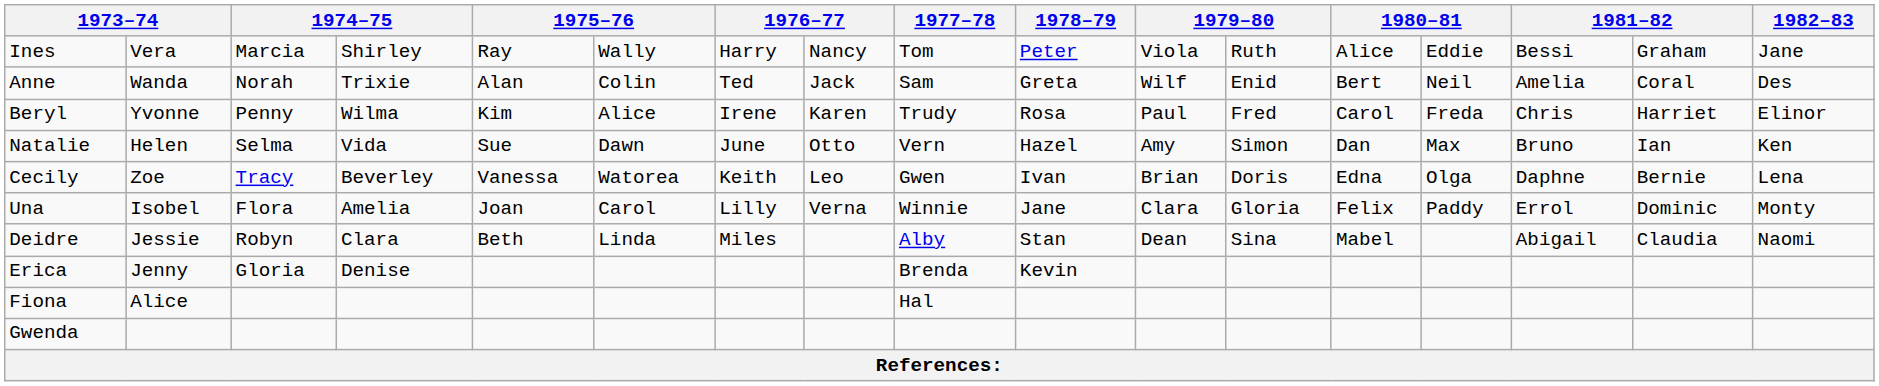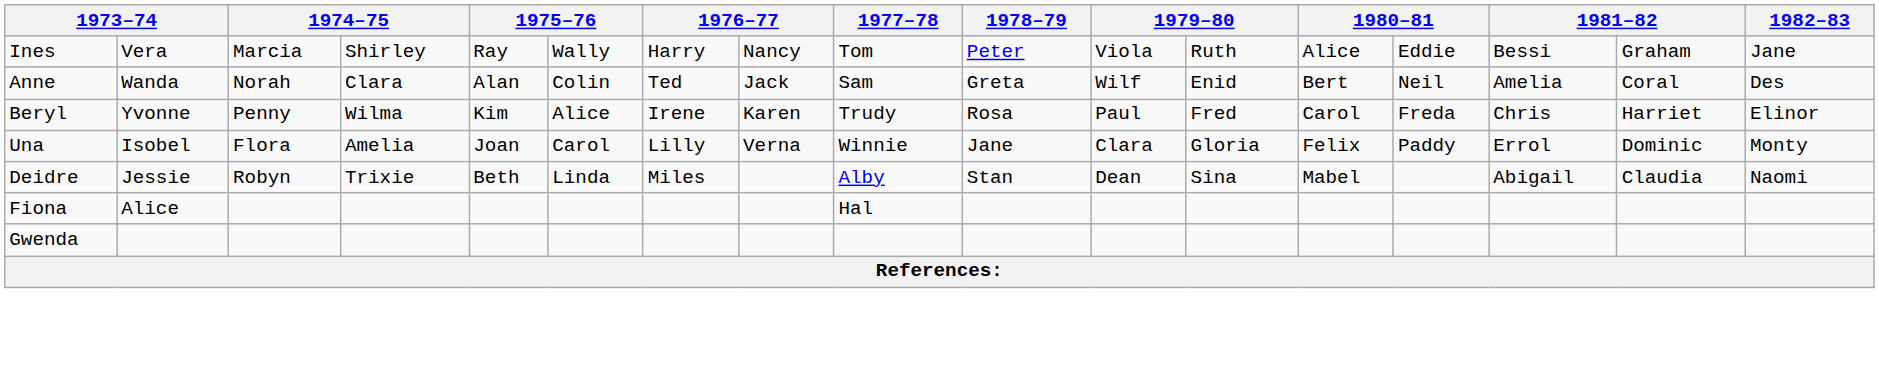(376, 83) Trixie -> (374, 83) Clara
- row: (50, 146)
- row: (44, 177)
(370, 240) Clara -> (380, 177) Trixie
- row: (38, 271)
